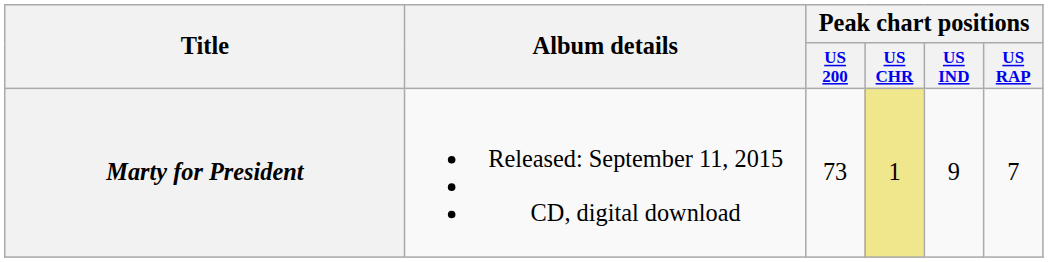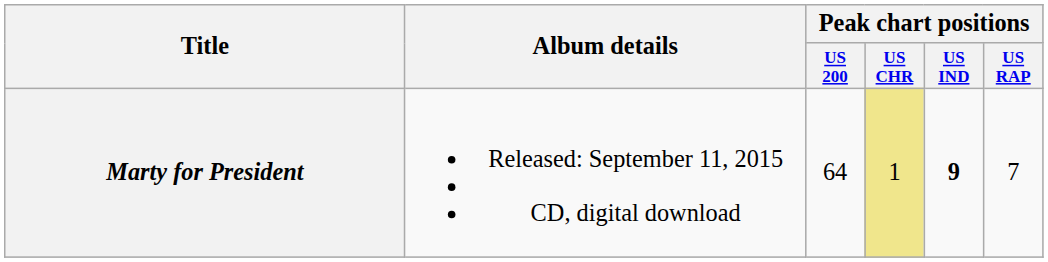(835, 172) 73 -> (835, 172) 64
(954, 172) normal -> (954, 172) bold
